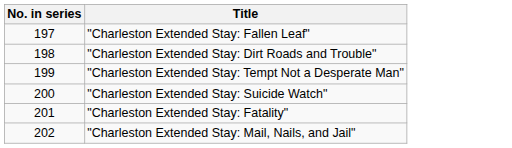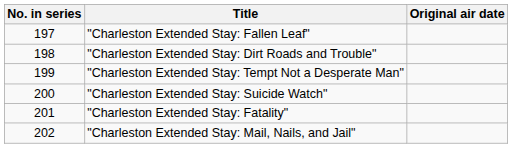+ column: (457, 14)
